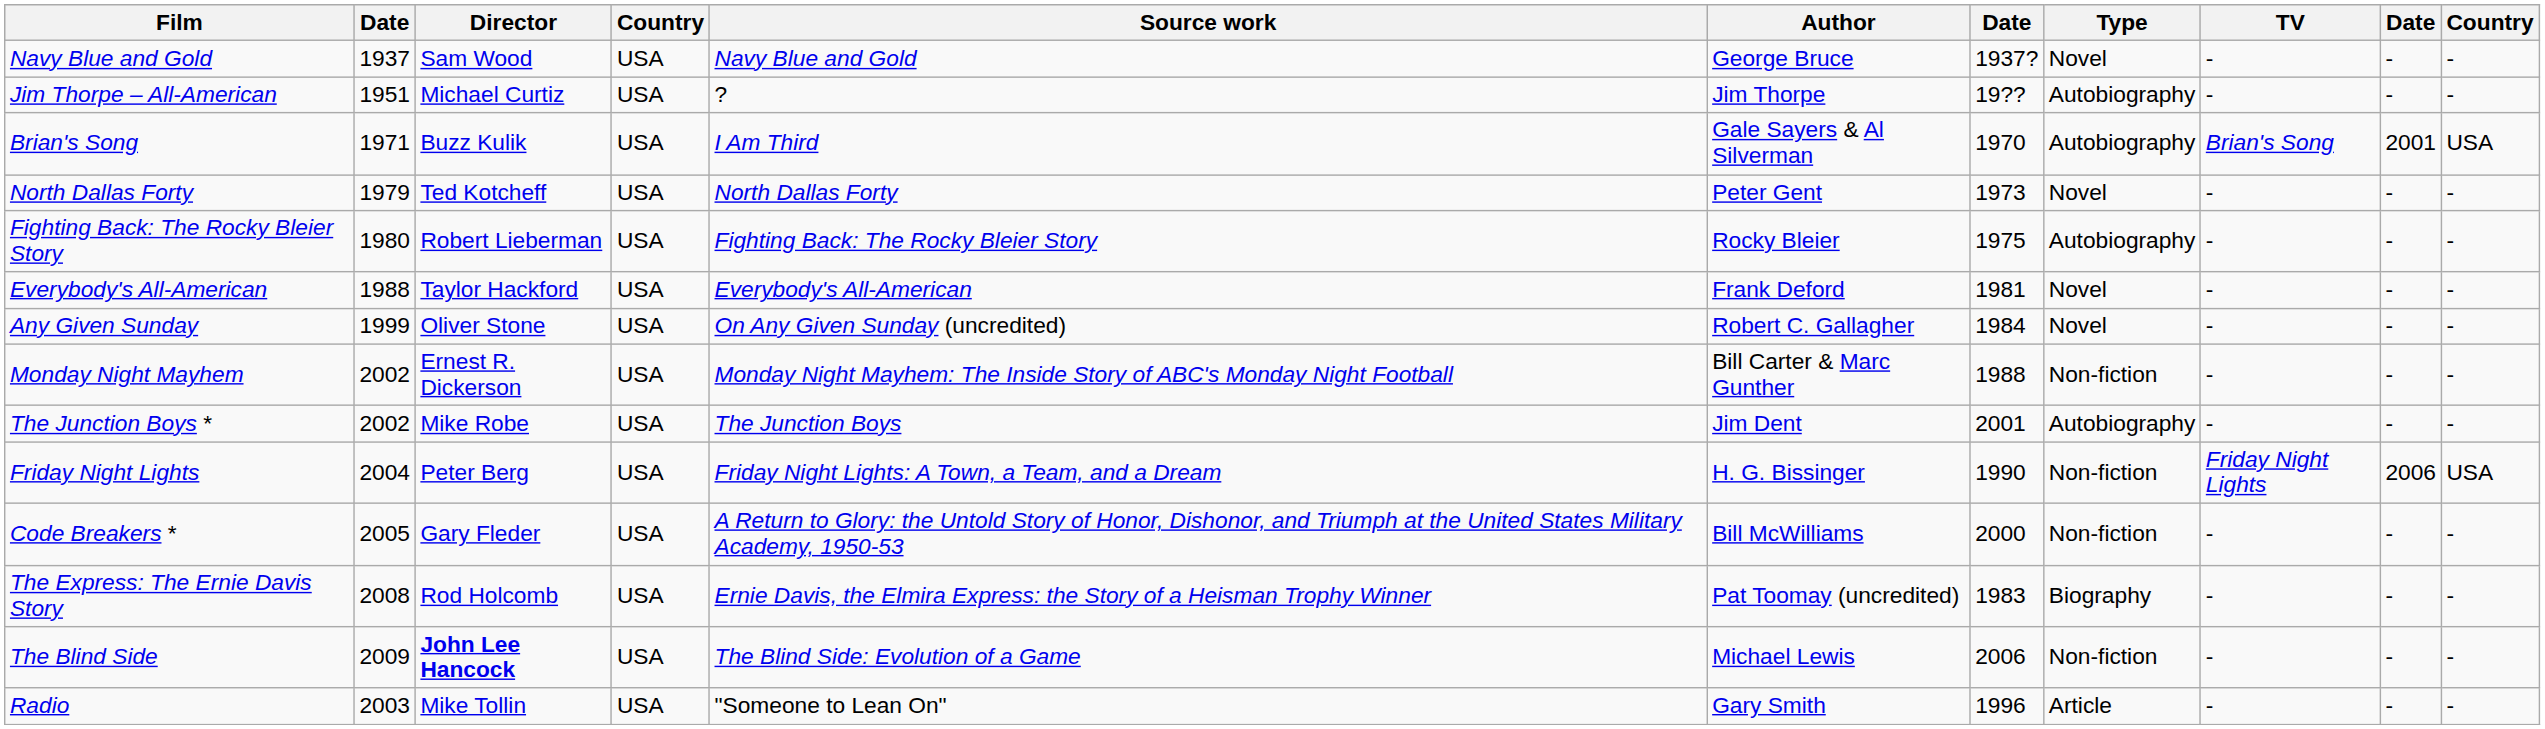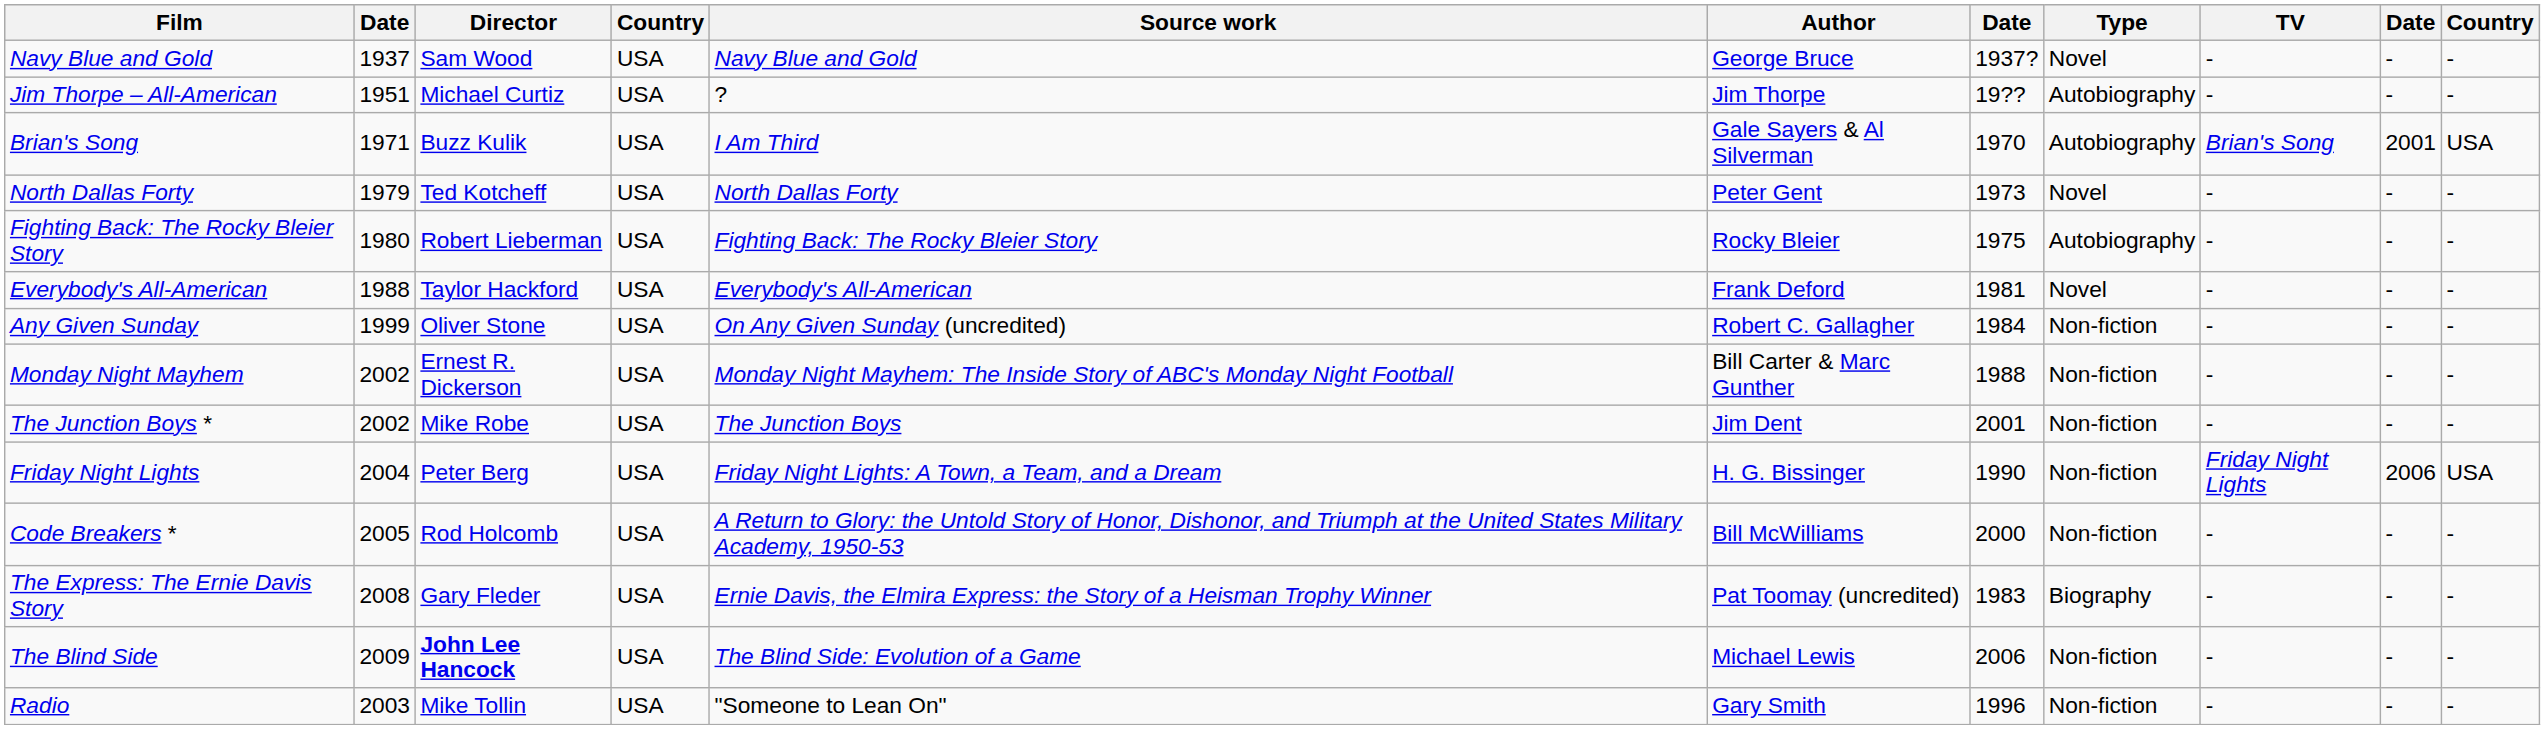(2078, 325) Novel -> (2103, 325) Non-fiction
(2122, 423) Autobiography -> (2103, 423) Non-fiction
(480, 533) Gary Fleder -> (489, 533) Rod Holcomb
(489, 595) Rod Holcomb -> (480, 595) Gary Fleder
(2080, 705) Article -> (2103, 705) Non-fiction
